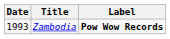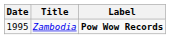(17, 27) 1993 -> (17, 27) 1995
